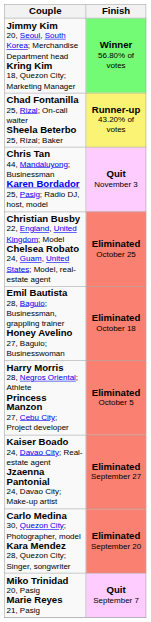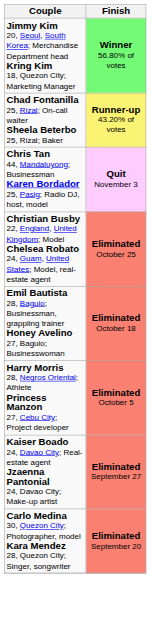- row: (37, 595)
